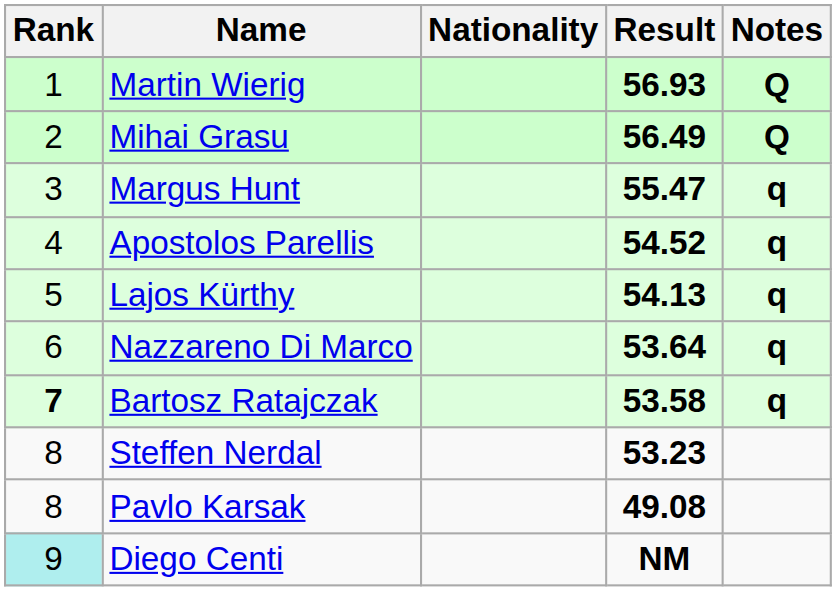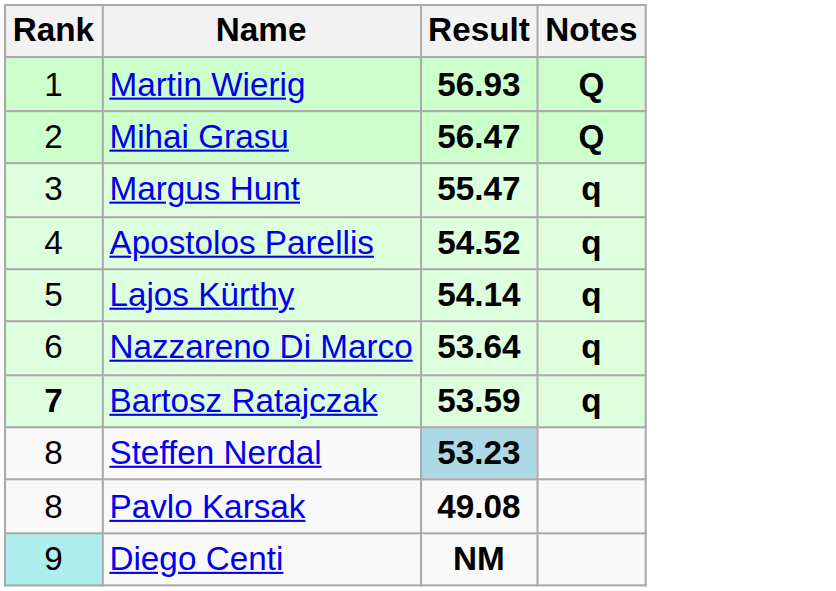- column: (513, 30)
(664, 136) 56.49 -> (479, 136) 56.47
(664, 294) 54.13 -> (479, 294) 54.14
(664, 400) 53.58 -> (479, 400) 53.59
(664, 453) no background -> (479, 453) lightblue background
